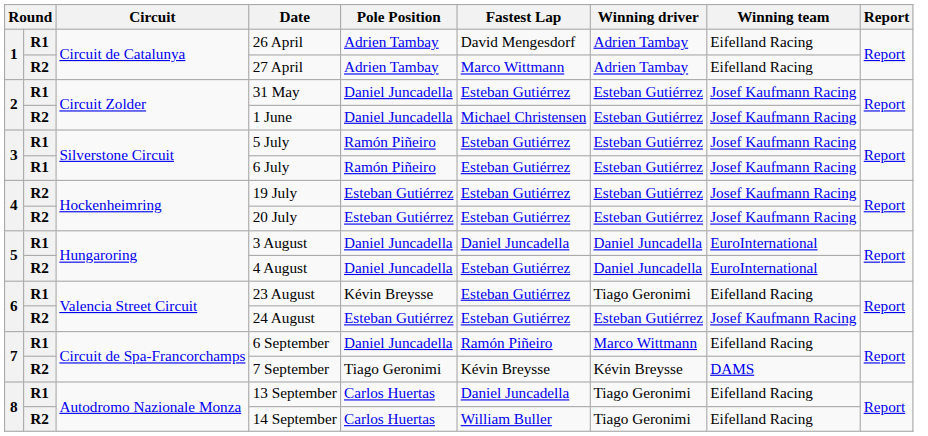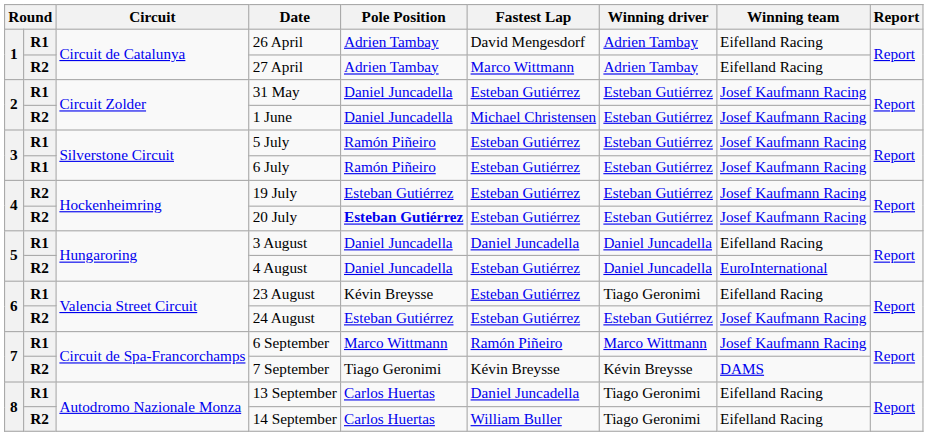(399, 217) normal -> (404, 217) bold
(764, 242) EuroInternational -> (771, 242) Eifelland Racing
(398, 343) Daniel Juncadella -> (396, 343) Marco Wittmann
(762, 343) Eifelland Racing -> (793, 343) Josef Kaufmann Racing
